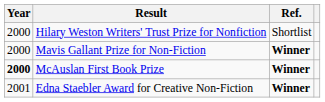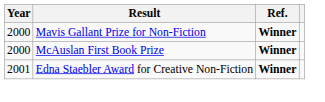- row: (151, 32)
(19, 69) bold -> (19, 50) normal
